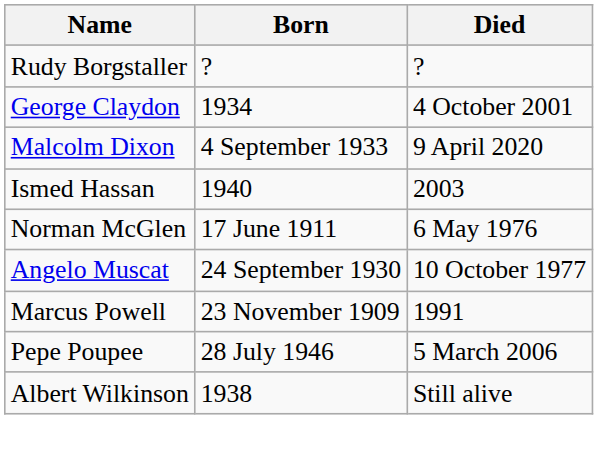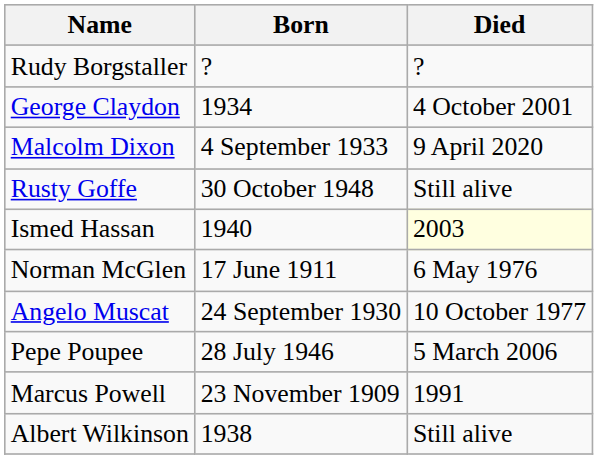+ row: (74, 188)
(439, 188) no background -> (439, 229) lightyellow background
rows swapped: (77, 351) <-> (88, 310)
